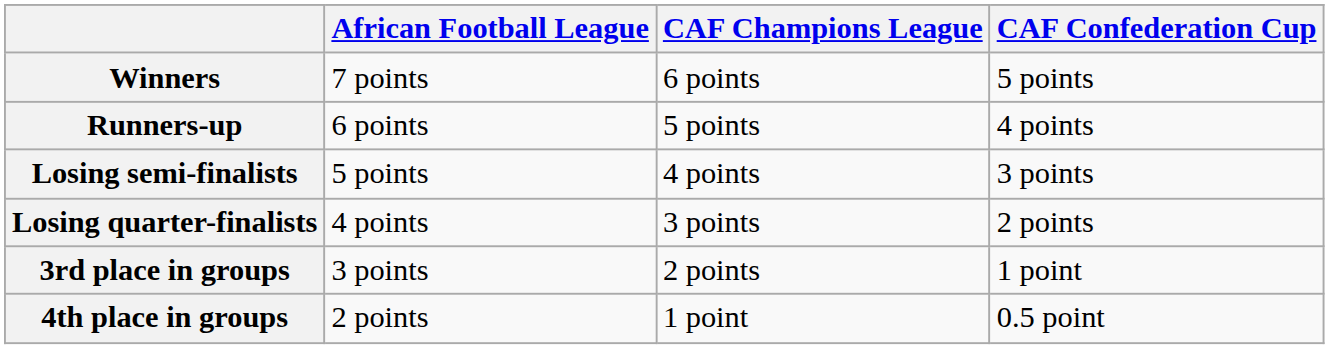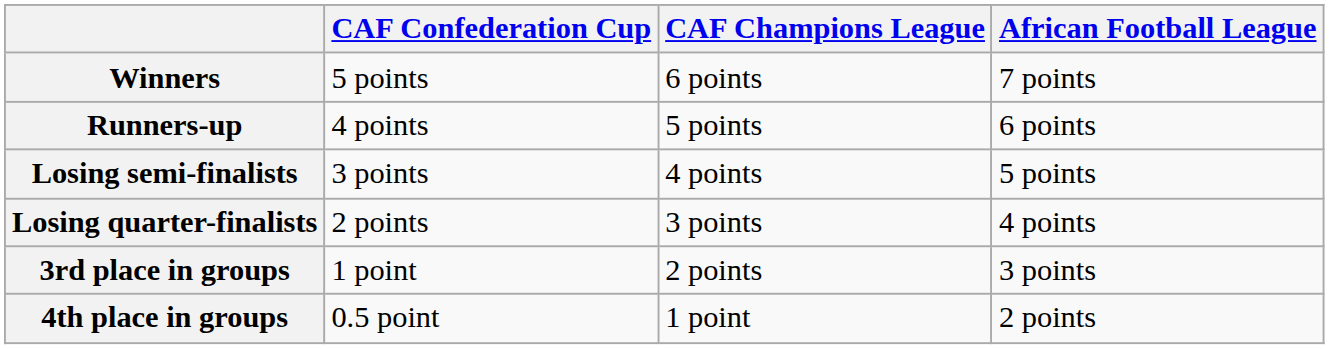columns swapped: (490, 28) <-> (1157, 28)
